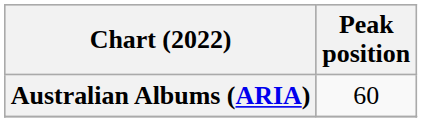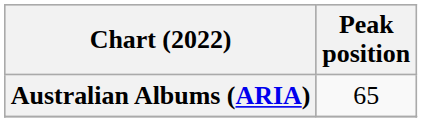(366, 95) 60 -> (366, 95) 65
